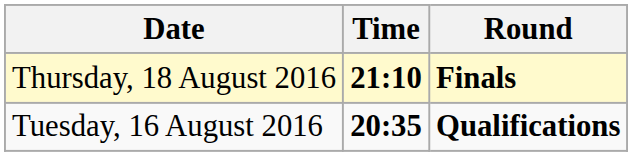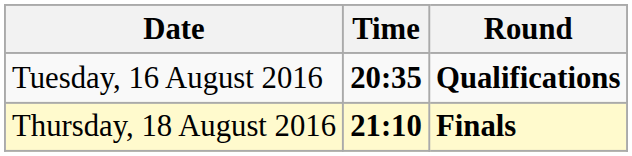rows swapped: (168, 126) <-> (174, 77)
